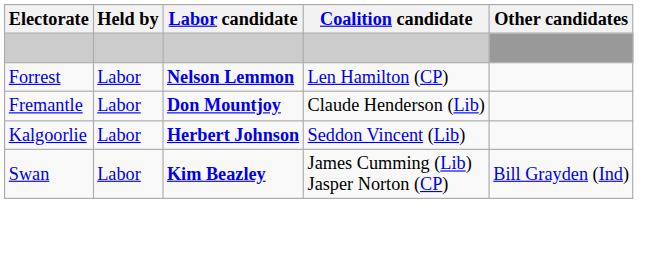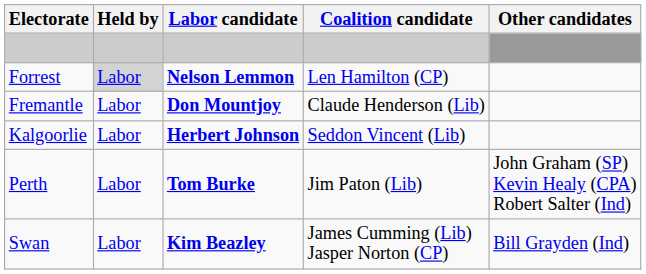(119, 76) no background -> (119, 76) lightgrey background
+ row: (28, 184)
